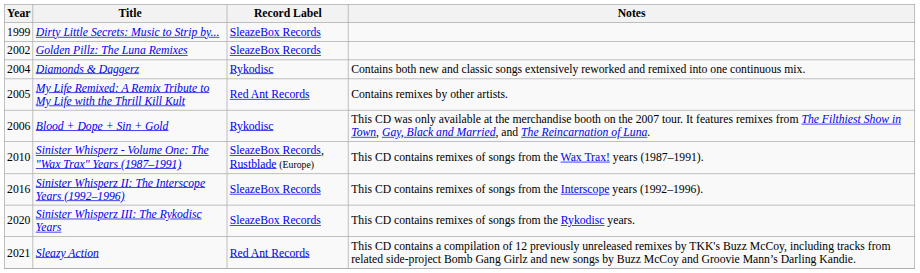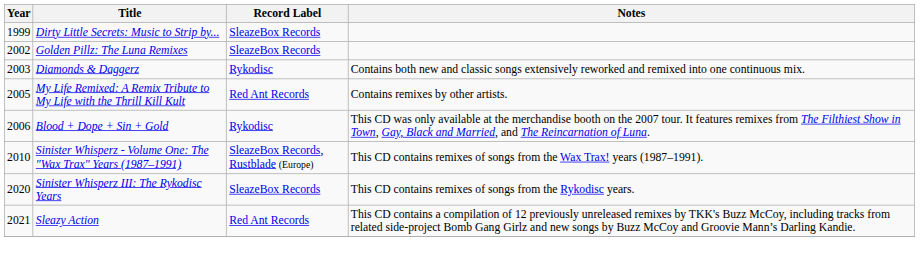(19, 69) 2004 -> (19, 69) 2003
- row: (120, 189)
